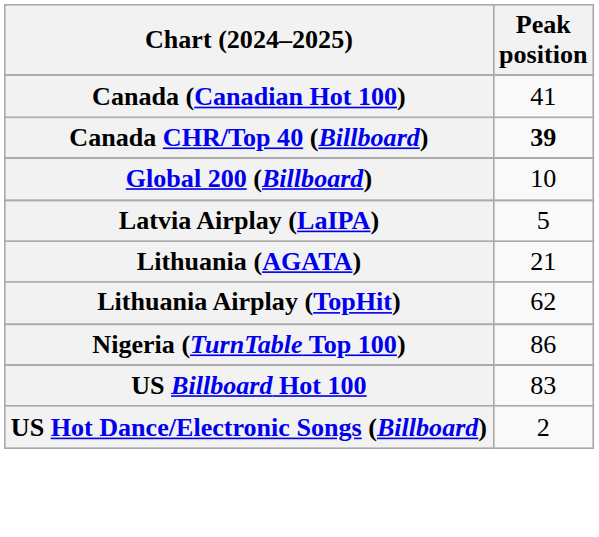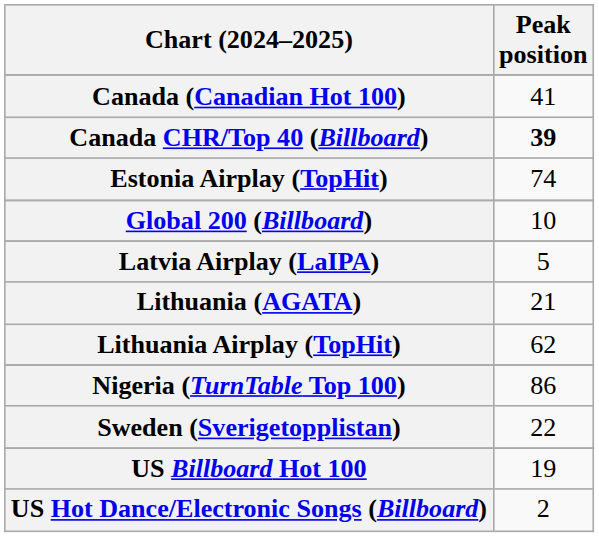+ row: (249, 178)
+ row: (249, 426)
(543, 385) 83 -> (543, 468) 19
